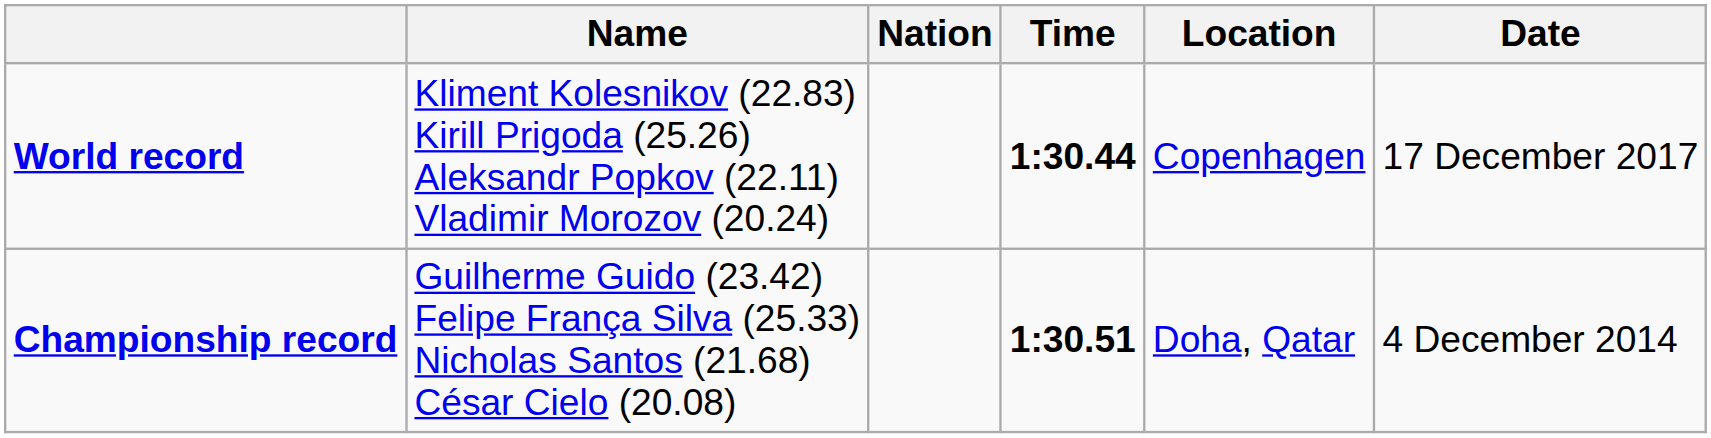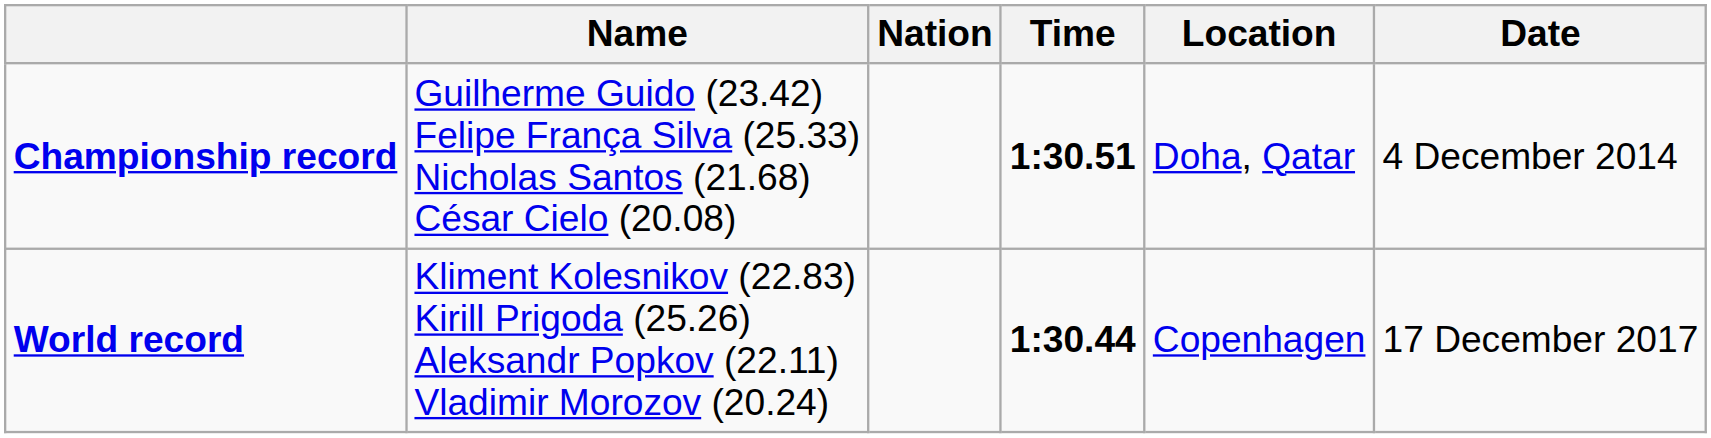rows swapped: (129, 155) <-> (206, 339)
